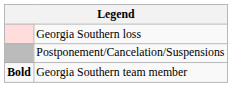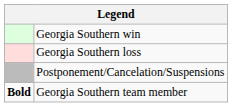+ row: (88, 34)
